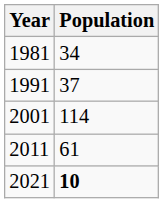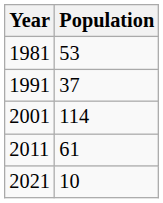(69, 52) 34 -> (69, 52) 53
(69, 181) bold -> (69, 181) normal
